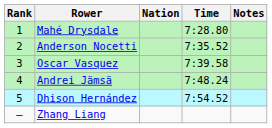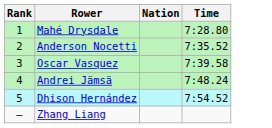- column: (249, 13)
